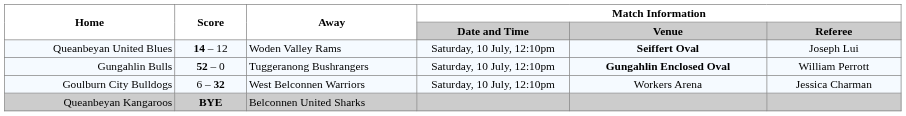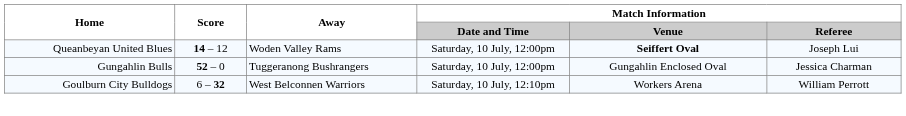(493, 48) Saturday, 10 July, 12:10pm -> (493, 48) Saturday, 10 July, 12:00pm
(493, 66) Saturday, 10 July, 12:10pm -> (493, 66) Saturday, 10 July, 12:00pm
(668, 66) bold -> (668, 66) normal
(834, 66) William Perrott -> (834, 66) Jessica Charman
(834, 84) Jessica Charman -> (834, 84) William Perrott
- row: (118, 102)
